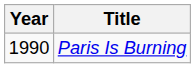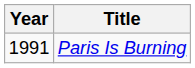(29, 47) 1990 -> (29, 47) 1991
